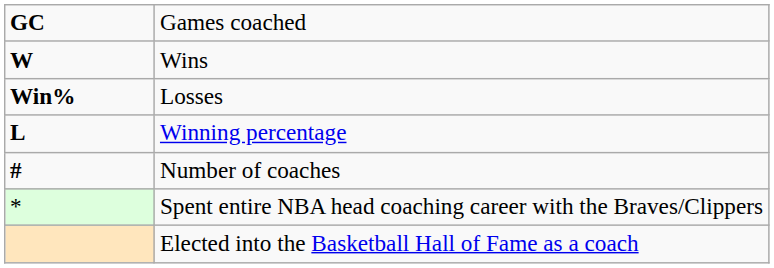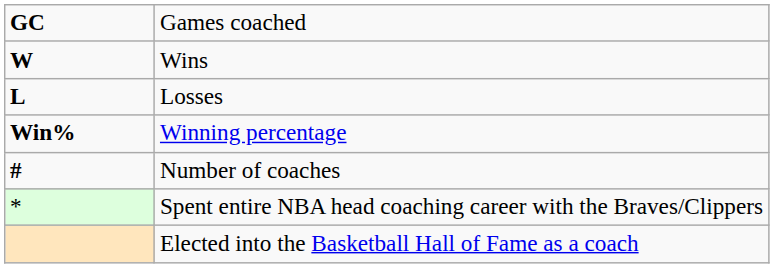(43, 96) Win% -> (18, 96) L
(18, 133) L -> (43, 133) Win%
